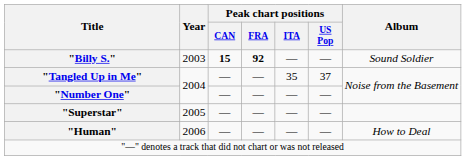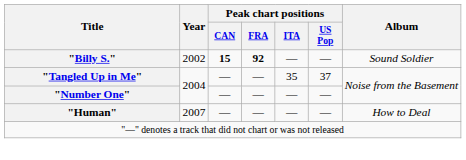(194, 58) 2003 -> (194, 58) 2002
- row: (92, 112)
(194, 130) 2006 -> (194, 112) 2007
